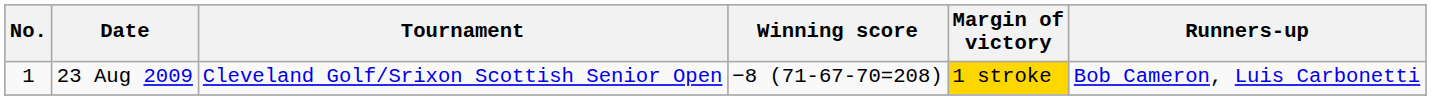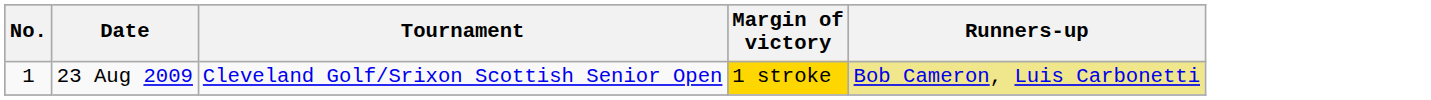- column: (838, 34)
(1247, 79) no background -> (1027, 79) khaki background
